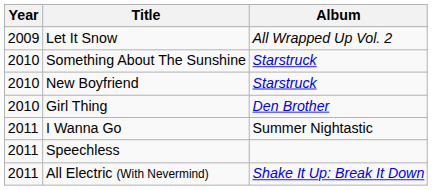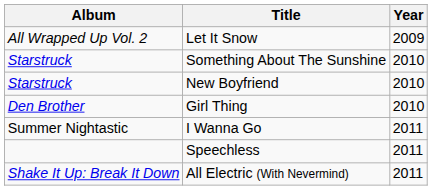columns swapped: (24, 15) <-> (338, 15)
